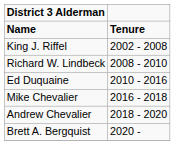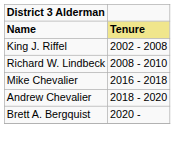(128, 30) no background -> (128, 30) khaki background
- row: (38, 81)
